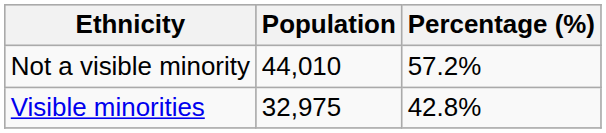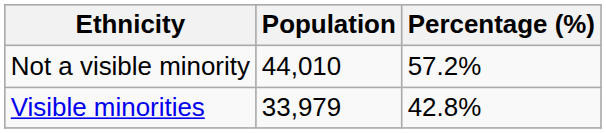(301, 107) 32,975 -> (301, 107) 33,979
